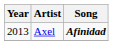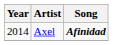(18, 31) 2013 -> (18, 31) 2014
